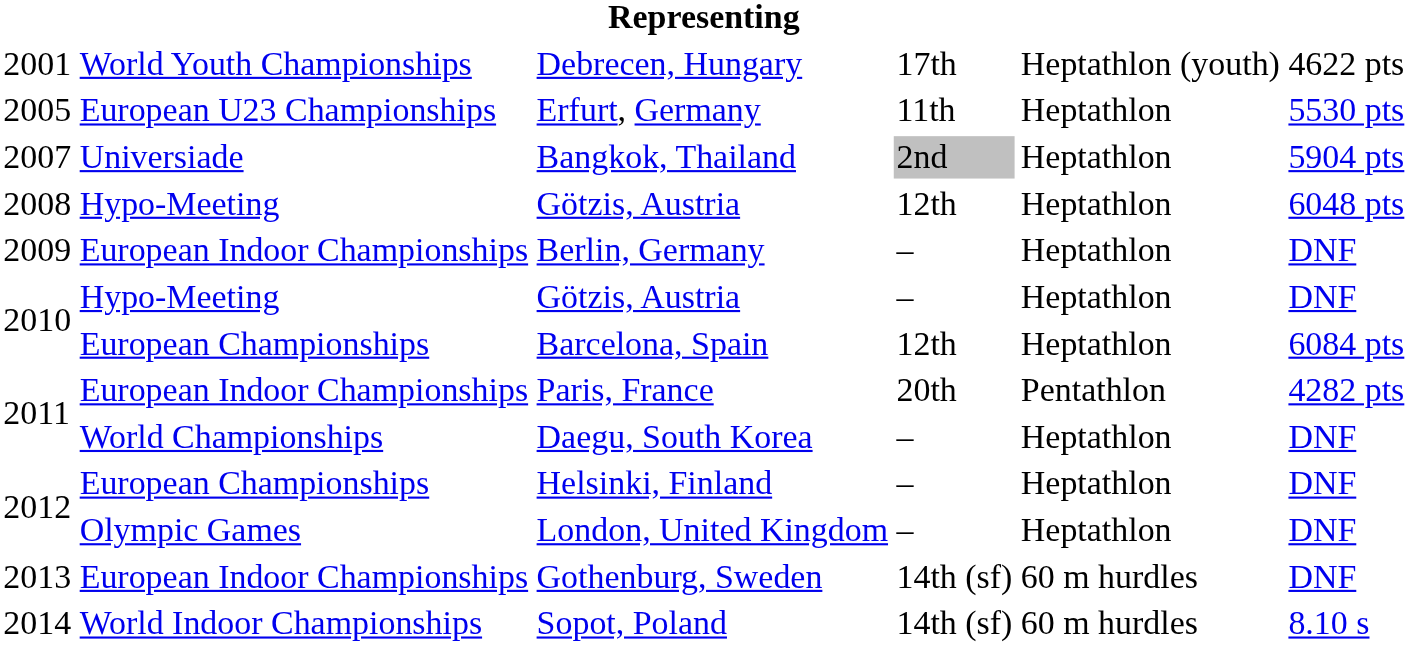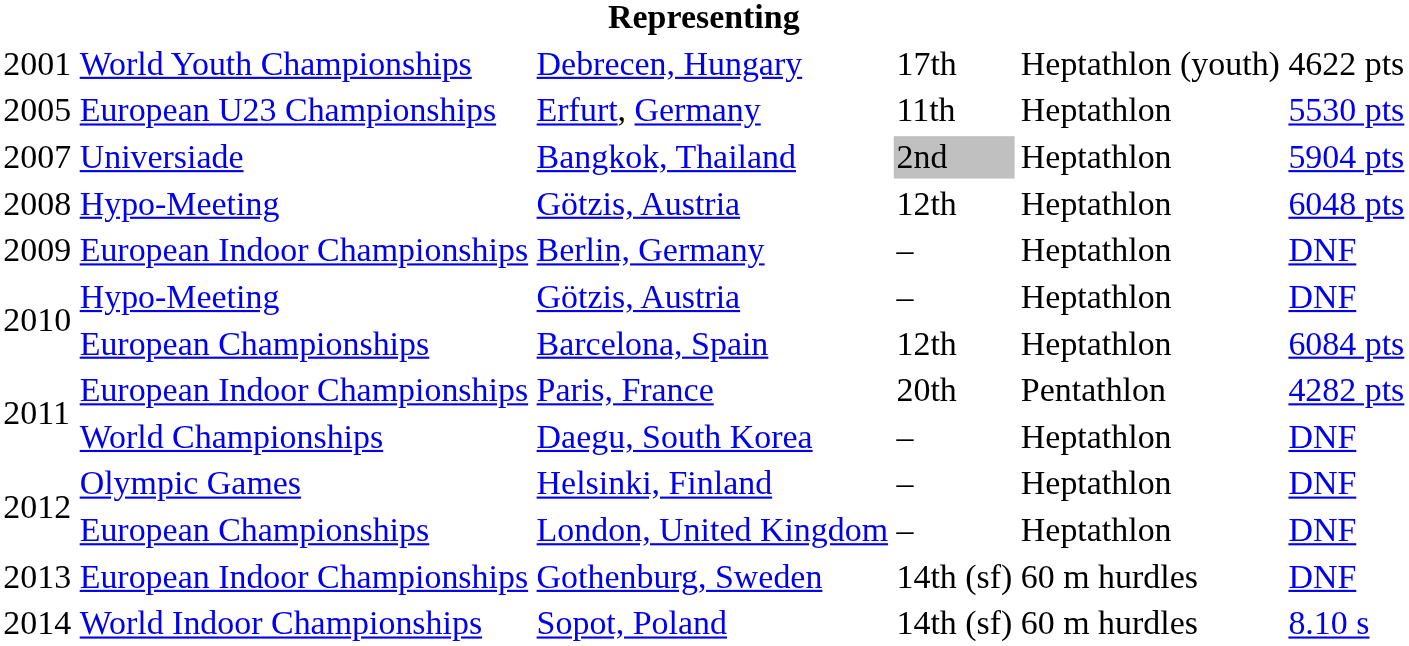(254, 483) European Championships -> (190, 483) Olympic Games
(190, 529) Olympic Games -> (254, 529) European Championships
